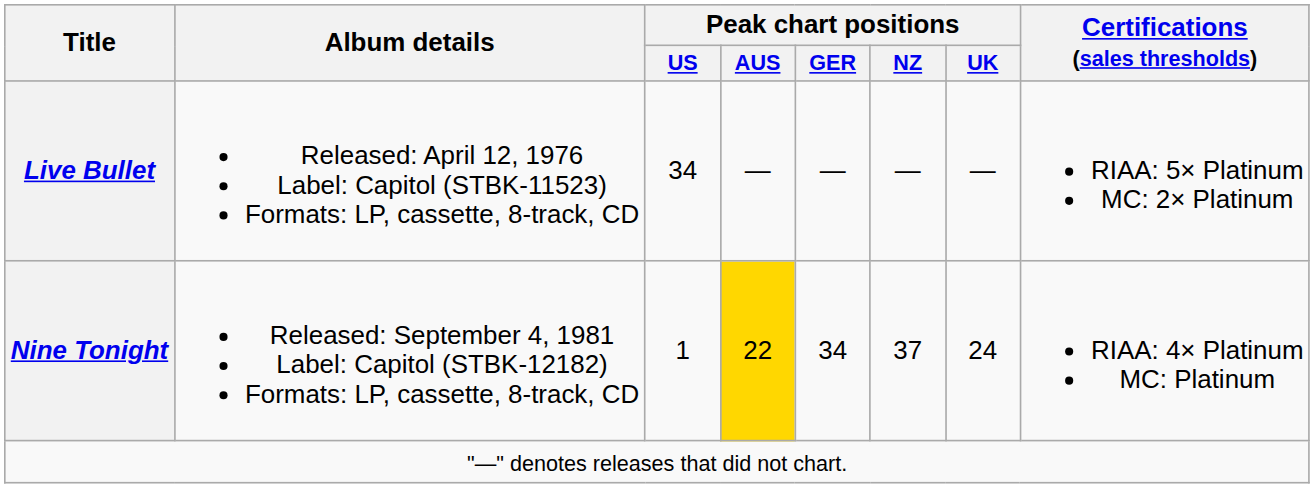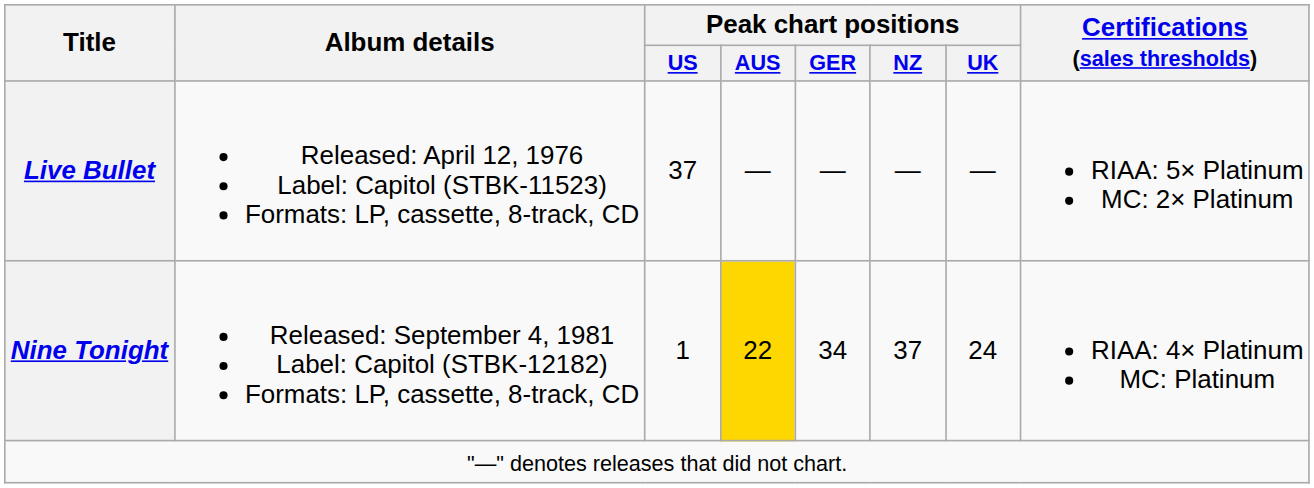(683, 170) 34 -> (683, 170) 37
